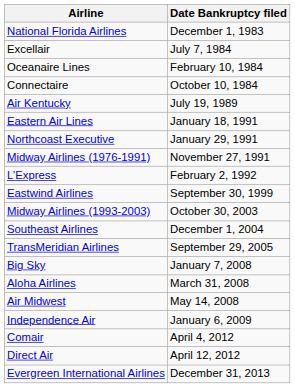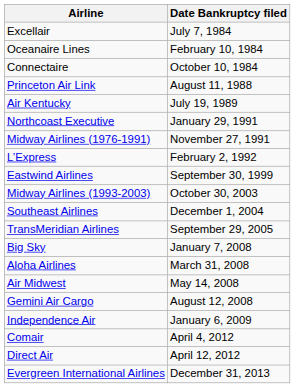- row: (67, 31)
+ row: (51, 85)
- row: (50, 121)
+ row: (50, 301)
